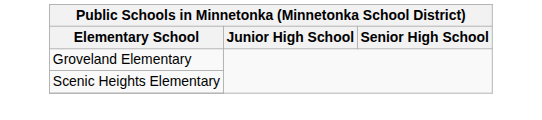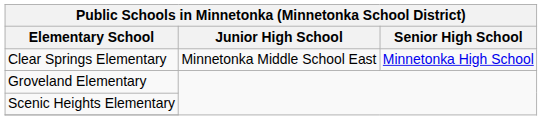+ row: (87, 59)
